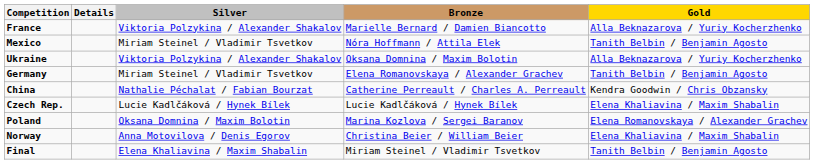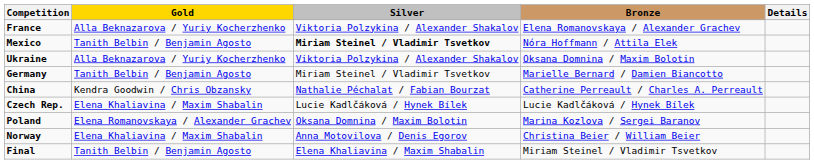columns swapped: (699, 12) <-> (94, 12)
(446, 28) Marielle Bernard / Damien Biancotto -> (632, 28) Elena Romanovskaya / Alexander Grachev
(216, 43) normal -> (393, 43) bold
(454, 74) Elena Romanovskaya / Alexander Grachev -> (623, 74) Marielle Bernard / Damien Biancotto
